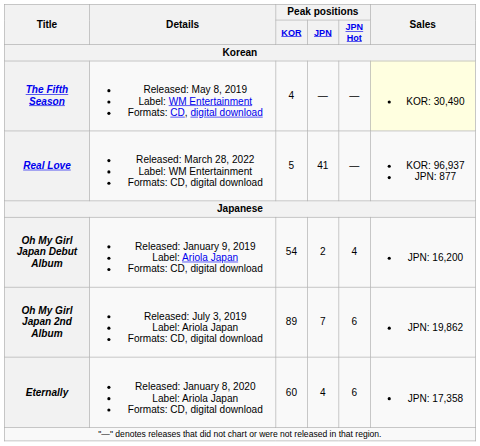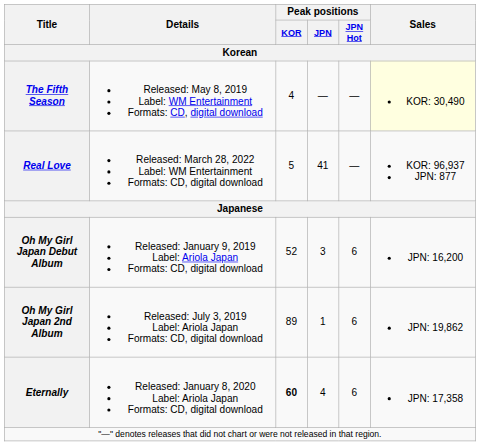(291, 252) 54 -> (291, 252) 52
(323, 252) 2 -> (323, 252) 3
(354, 252) 4 -> (354, 252) 6
(323, 322) 7 -> (323, 322) 1
(291, 392) normal -> (291, 392) bold
